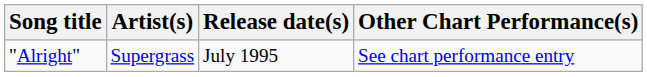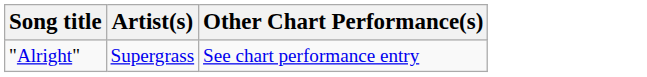- column: (276, 22)
